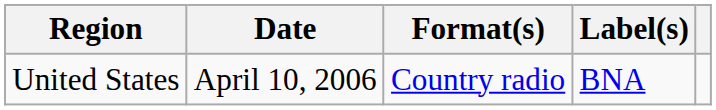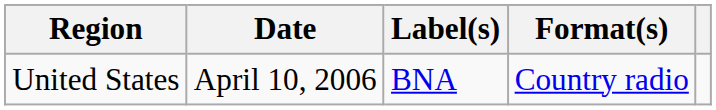columns swapped: (478, 29) <-> (634, 29)
